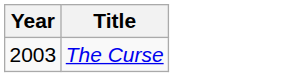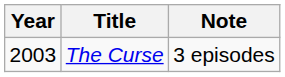+ column: (224, 21)
